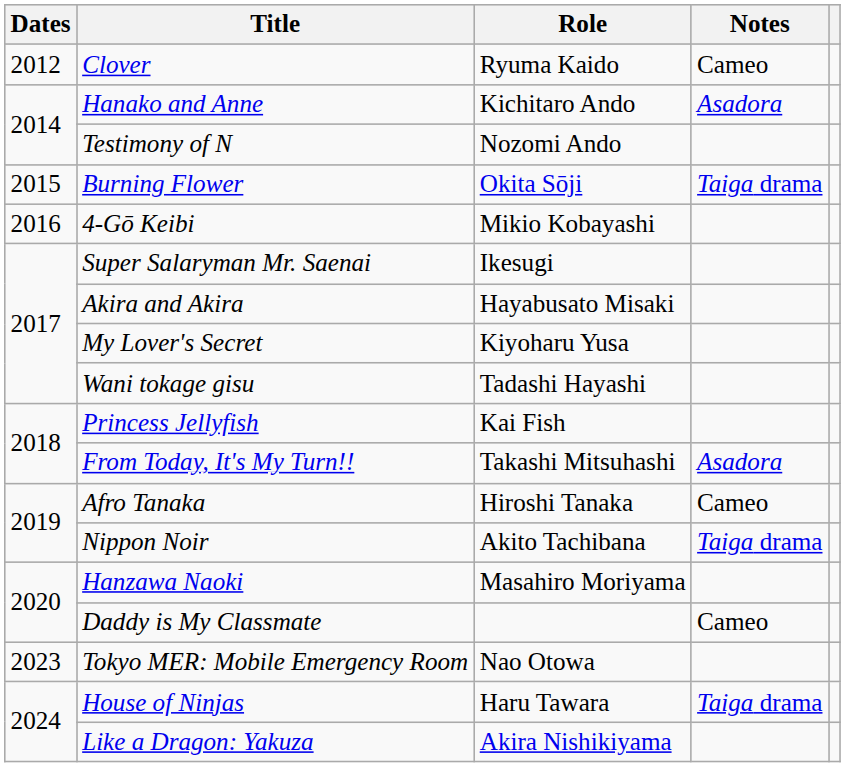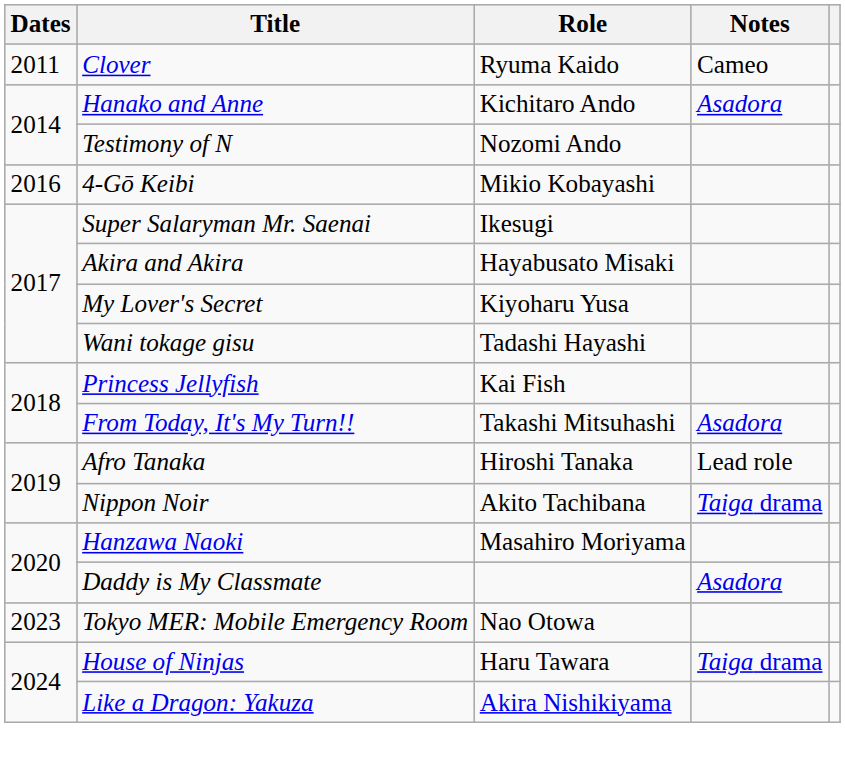(36, 64) 2012 -> (35, 64) 2011
- row: (163, 183)
(733, 502) Cameo -> (745, 462) Lead role
(733, 622) Cameo -> (740, 582) Asadora
